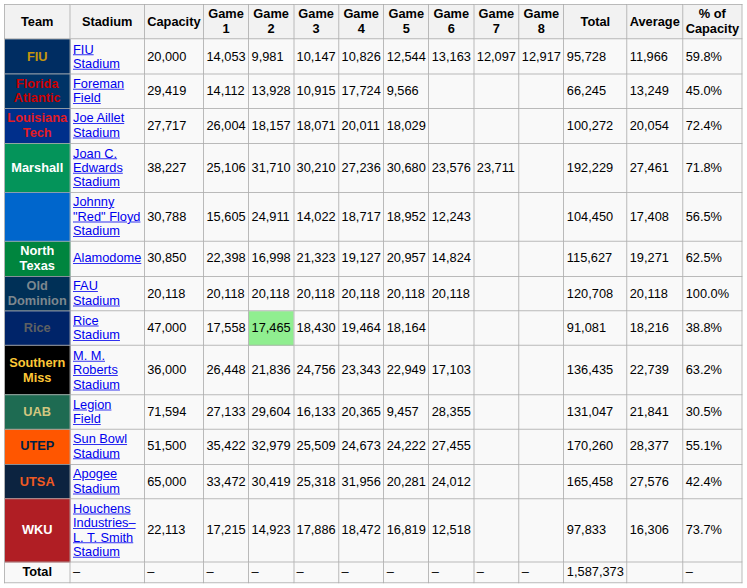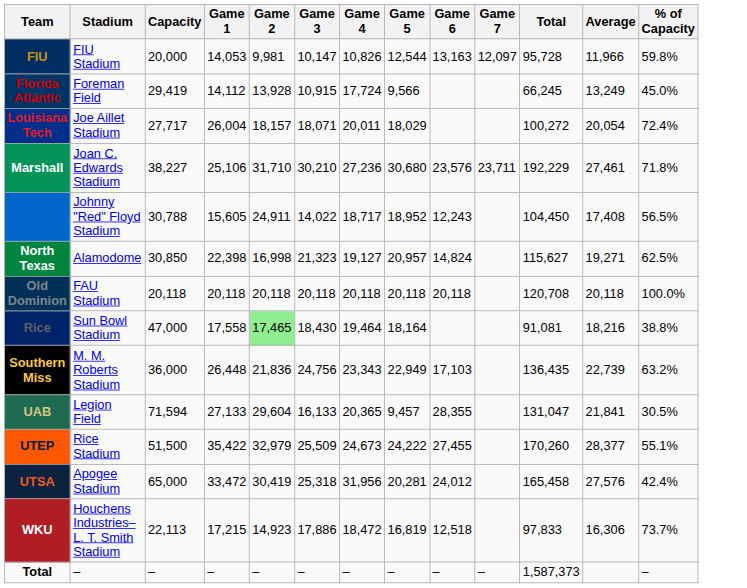- column: (541, 21)
(96, 328) Rice Stadium -> (100, 328) Sun Bowl Stadium
(100, 446) Sun Bowl Stadium -> (97, 446) Rice Stadium
